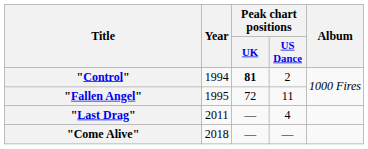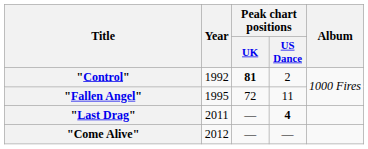(217, 77) 1994 -> (217, 77) 1992
(288, 115) normal -> (288, 115) bold
(217, 134) 2018 -> (217, 134) 2012
